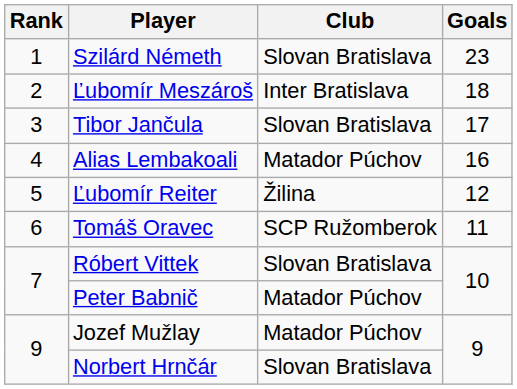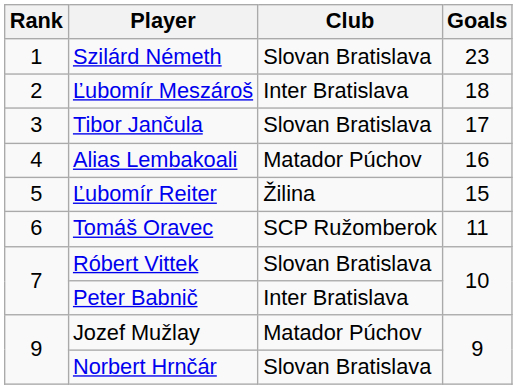(477, 194) 12 -> (477, 194) 15
(342, 297) Matador Púchov -> (336, 297) Inter Bratislava
